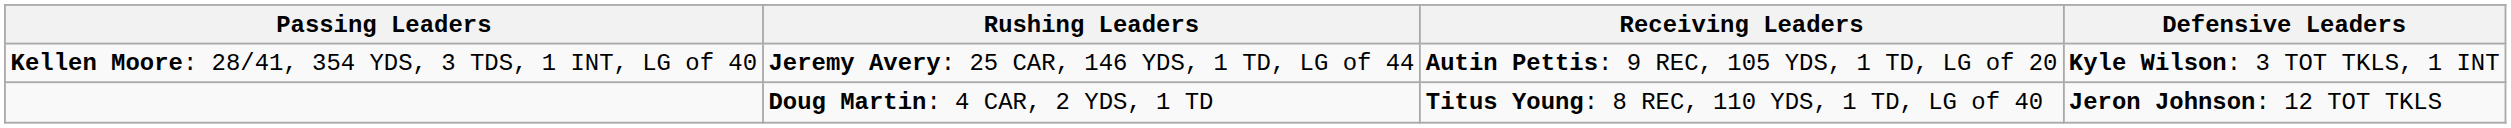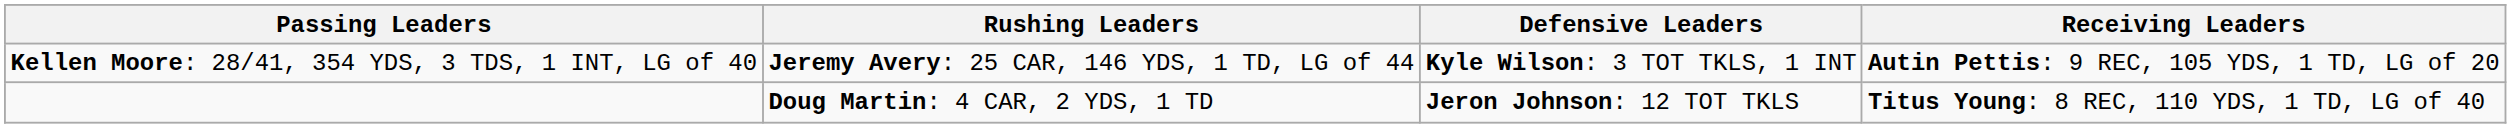columns swapped: (1742, 24) <-> (2284, 24)
